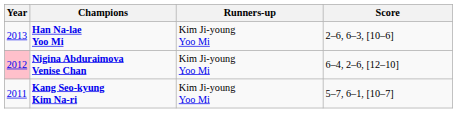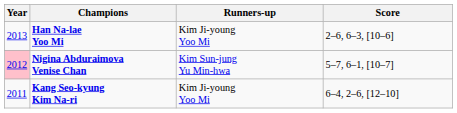(207, 65) Kim Ji-young Yoo Mi -> (208, 65) Kim Sun-jung Yu Min-hwa
(362, 65) 6–4, 2–6, [12–10] -> (360, 65) 5–7, 6–1, [10–7]
(360, 94) 5–7, 6–1, [10–7] -> (362, 94) 6–4, 2–6, [12–10]
